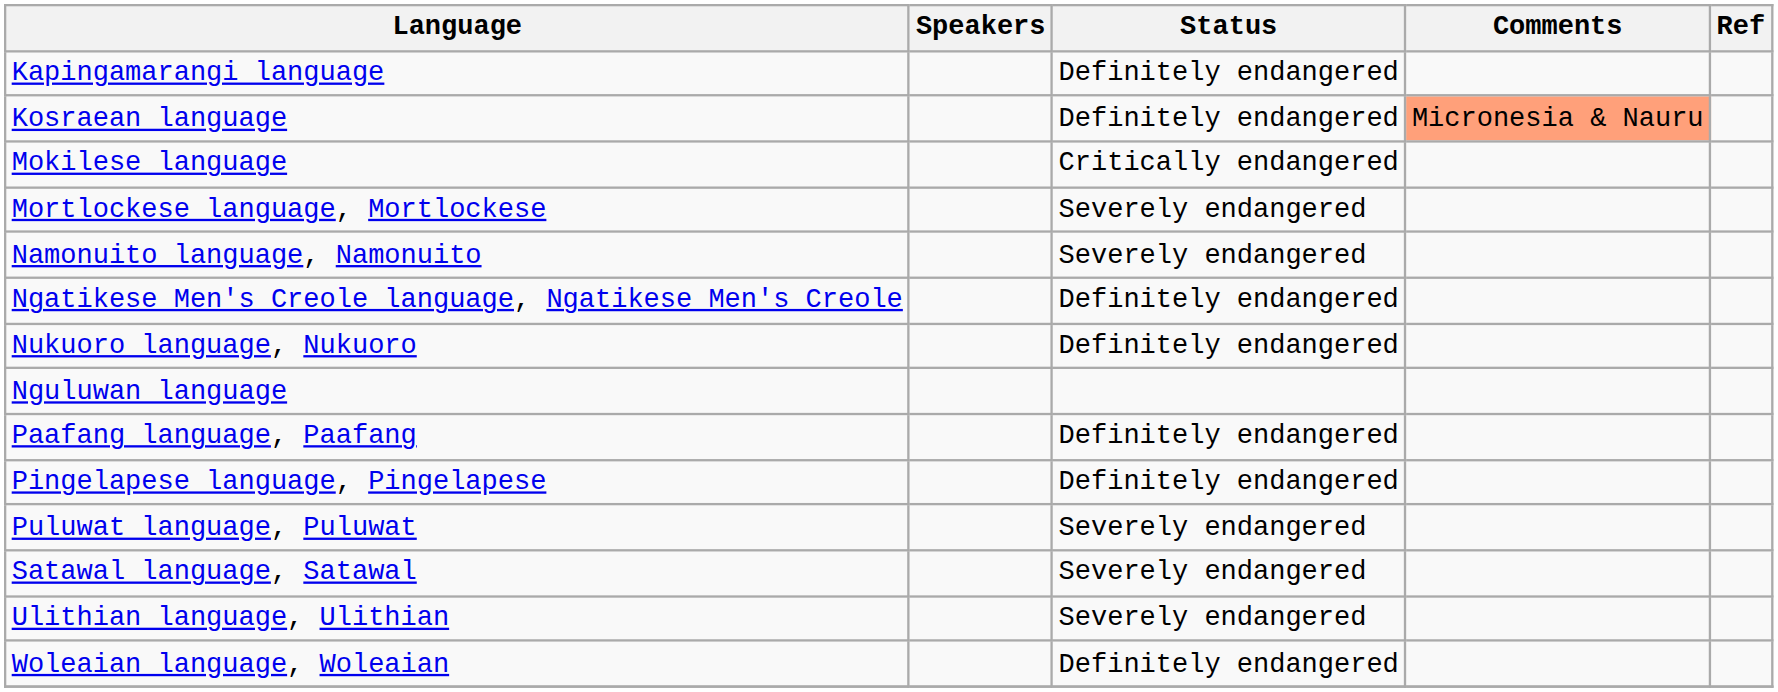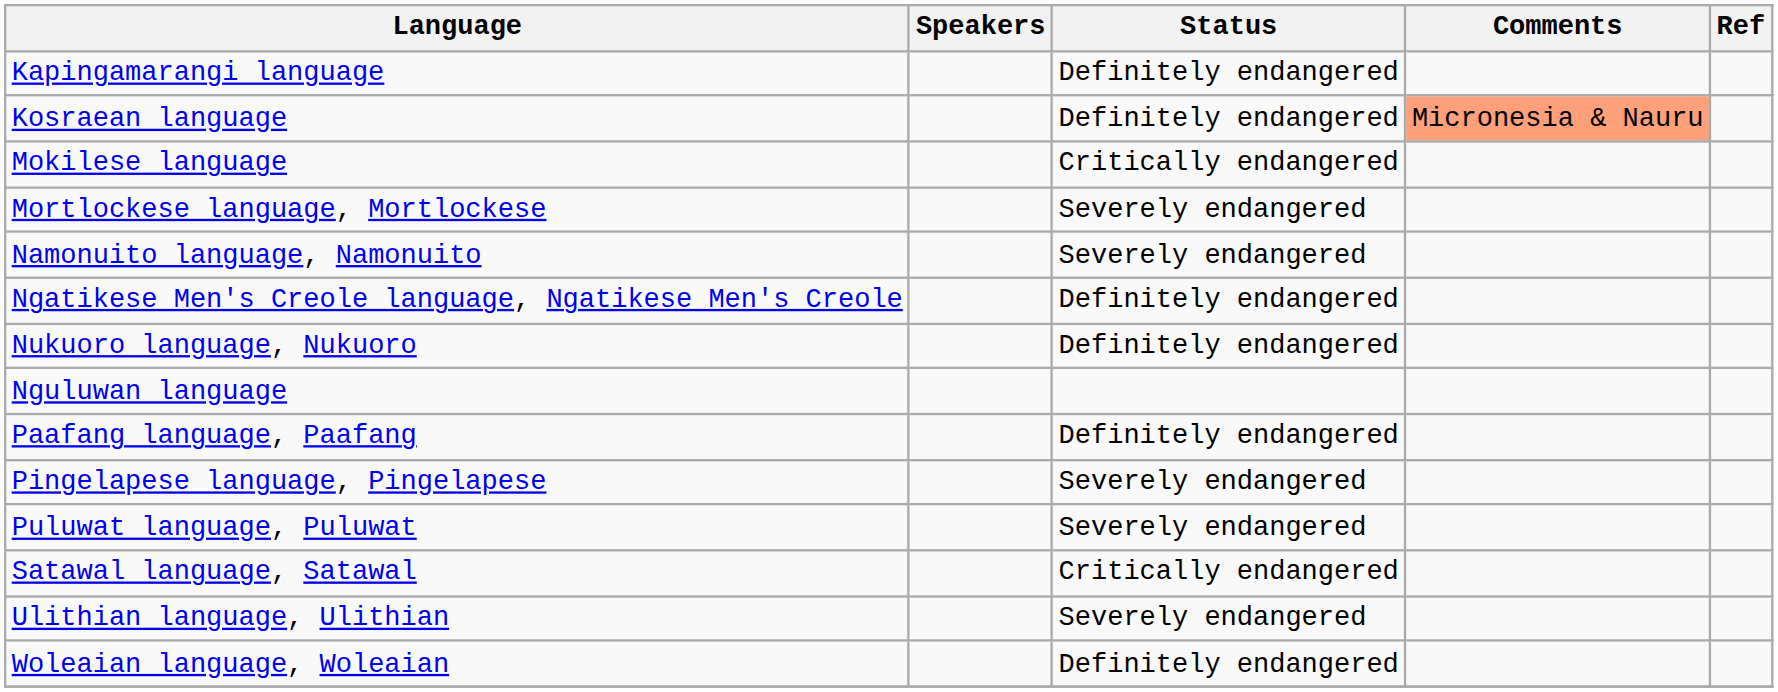(1229, 482) Definitely endangered -> (1213, 482) Severely endangered
(1213, 572) Severely endangered -> (1229, 572) Critically endangered
